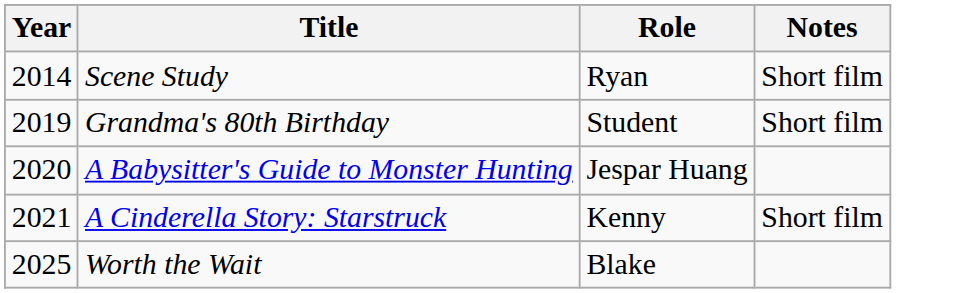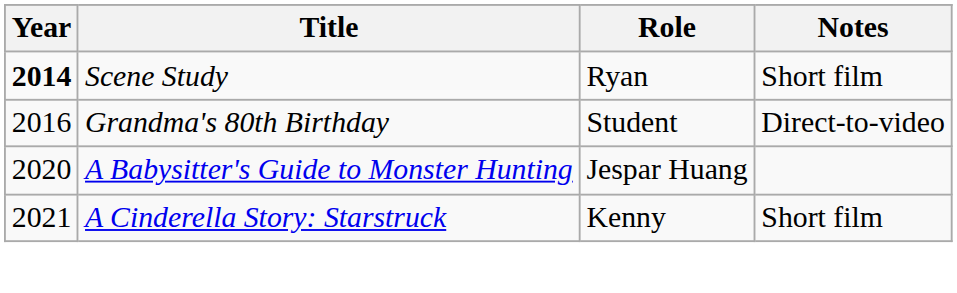(42, 75) normal -> (42, 75) bold
(42, 122) 2019 -> (42, 122) 2016
(822, 122) Short film -> (853, 122) Direct-to-video
- row: (173, 264)
